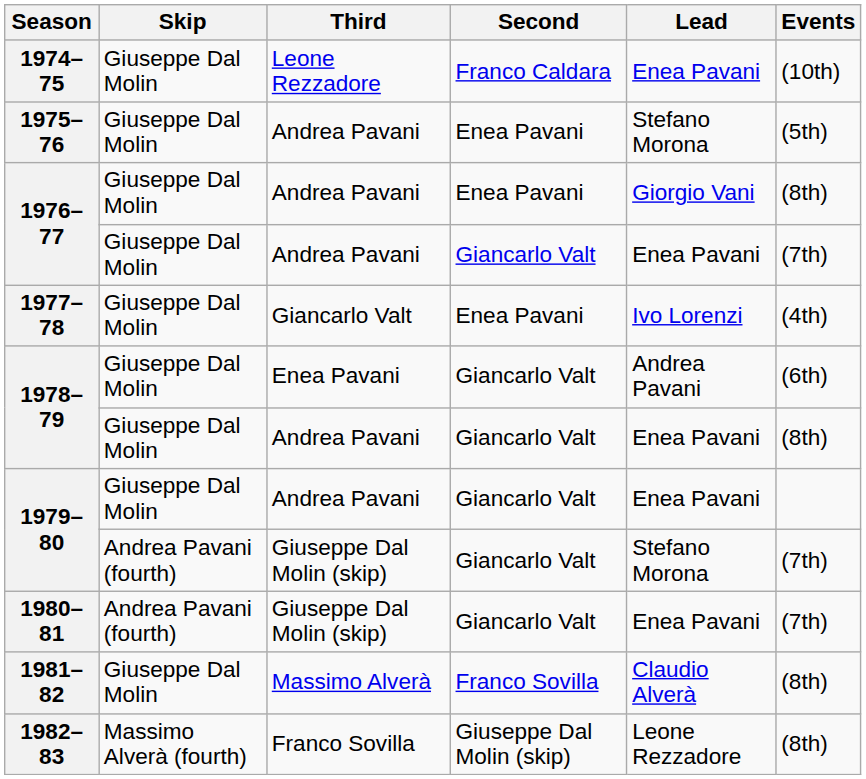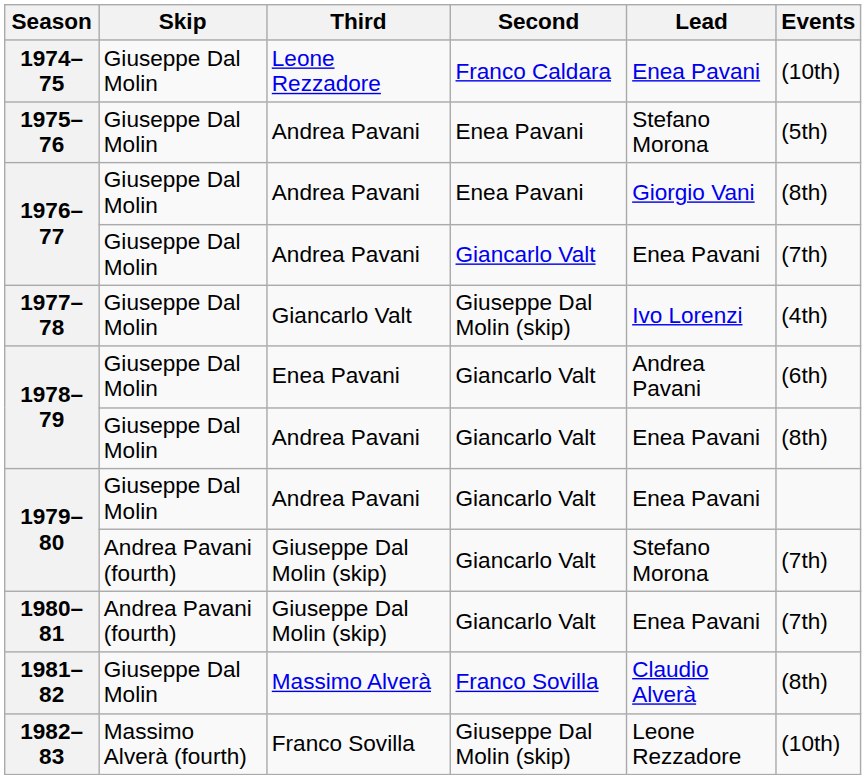(519, 315) Enea Pavani -> (524, 315) Giuseppe Dal Molin (skip)
(805, 743) (8th) -> (811, 743) (10th)
